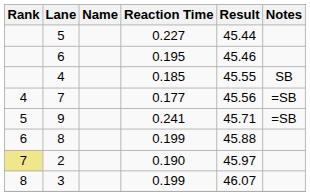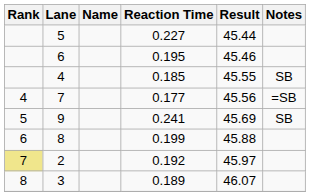(240, 118) 45.71 -> (240, 118) 45.69
(284, 118) =SB -> (284, 118) SB
(169, 160) 0.190 -> (169, 160) 0.192
(169, 181) 0.199 -> (169, 181) 0.189
